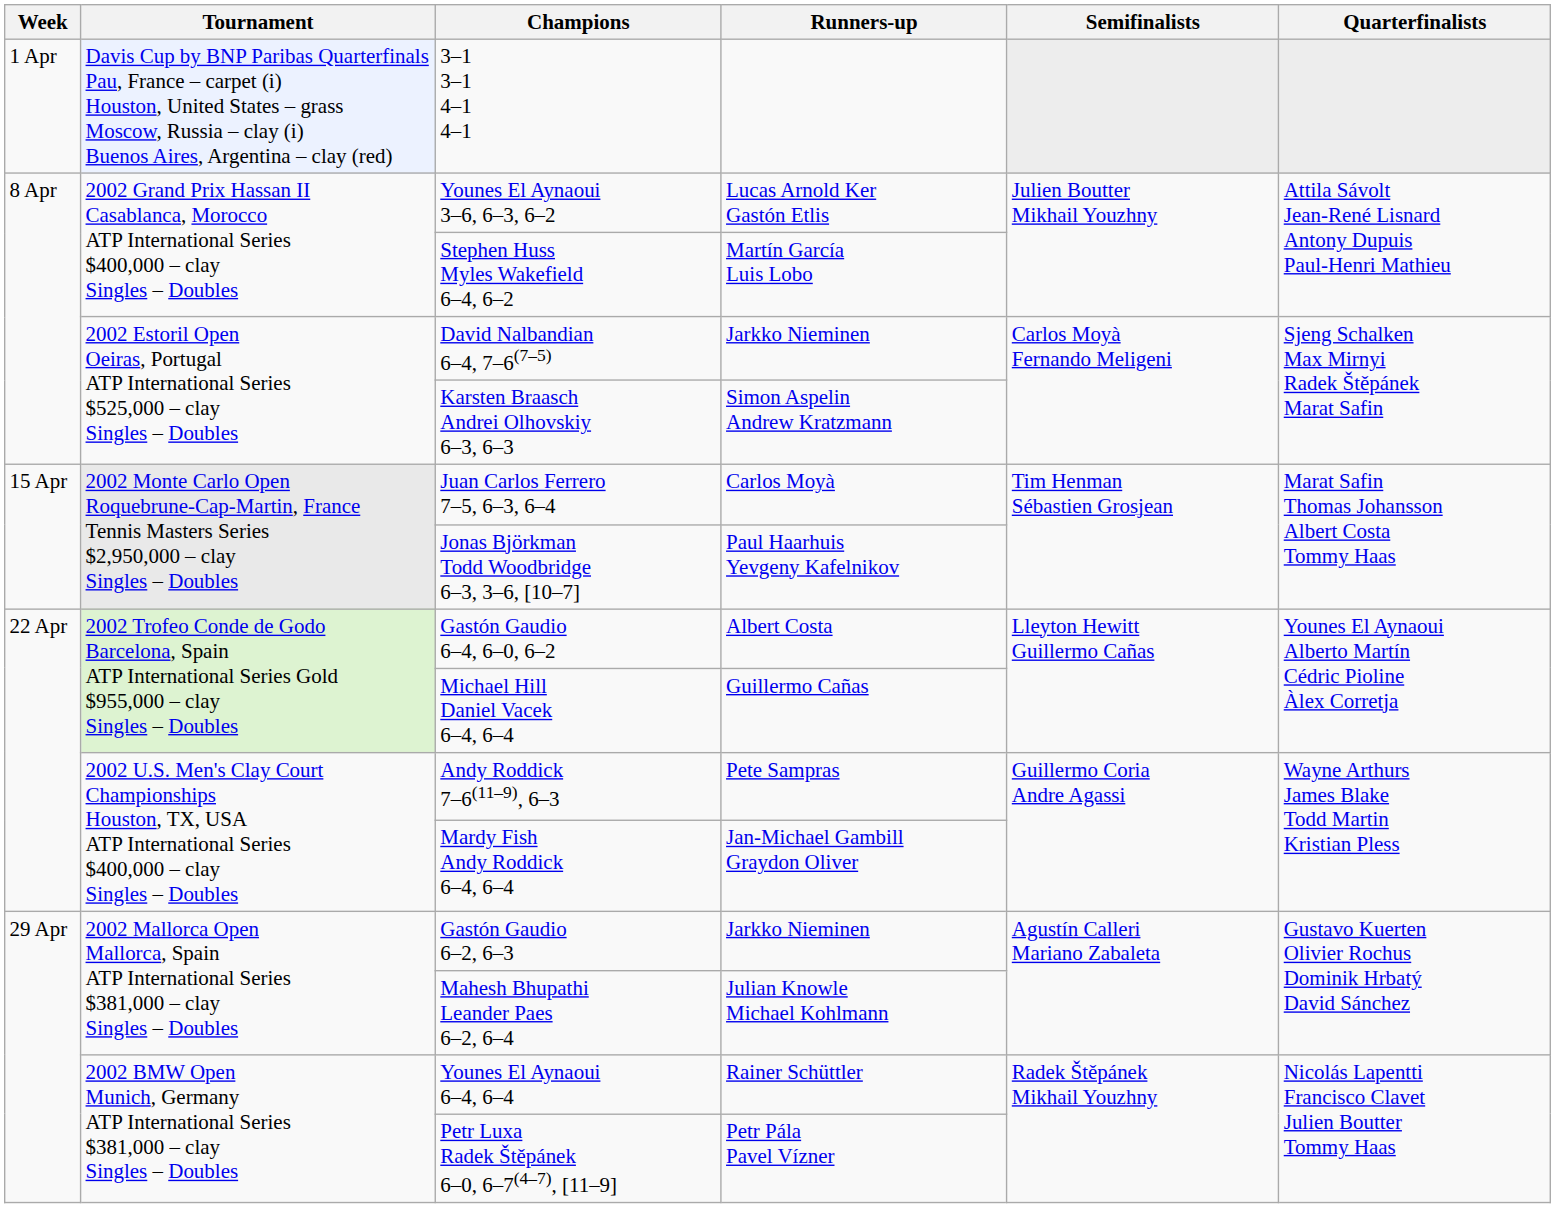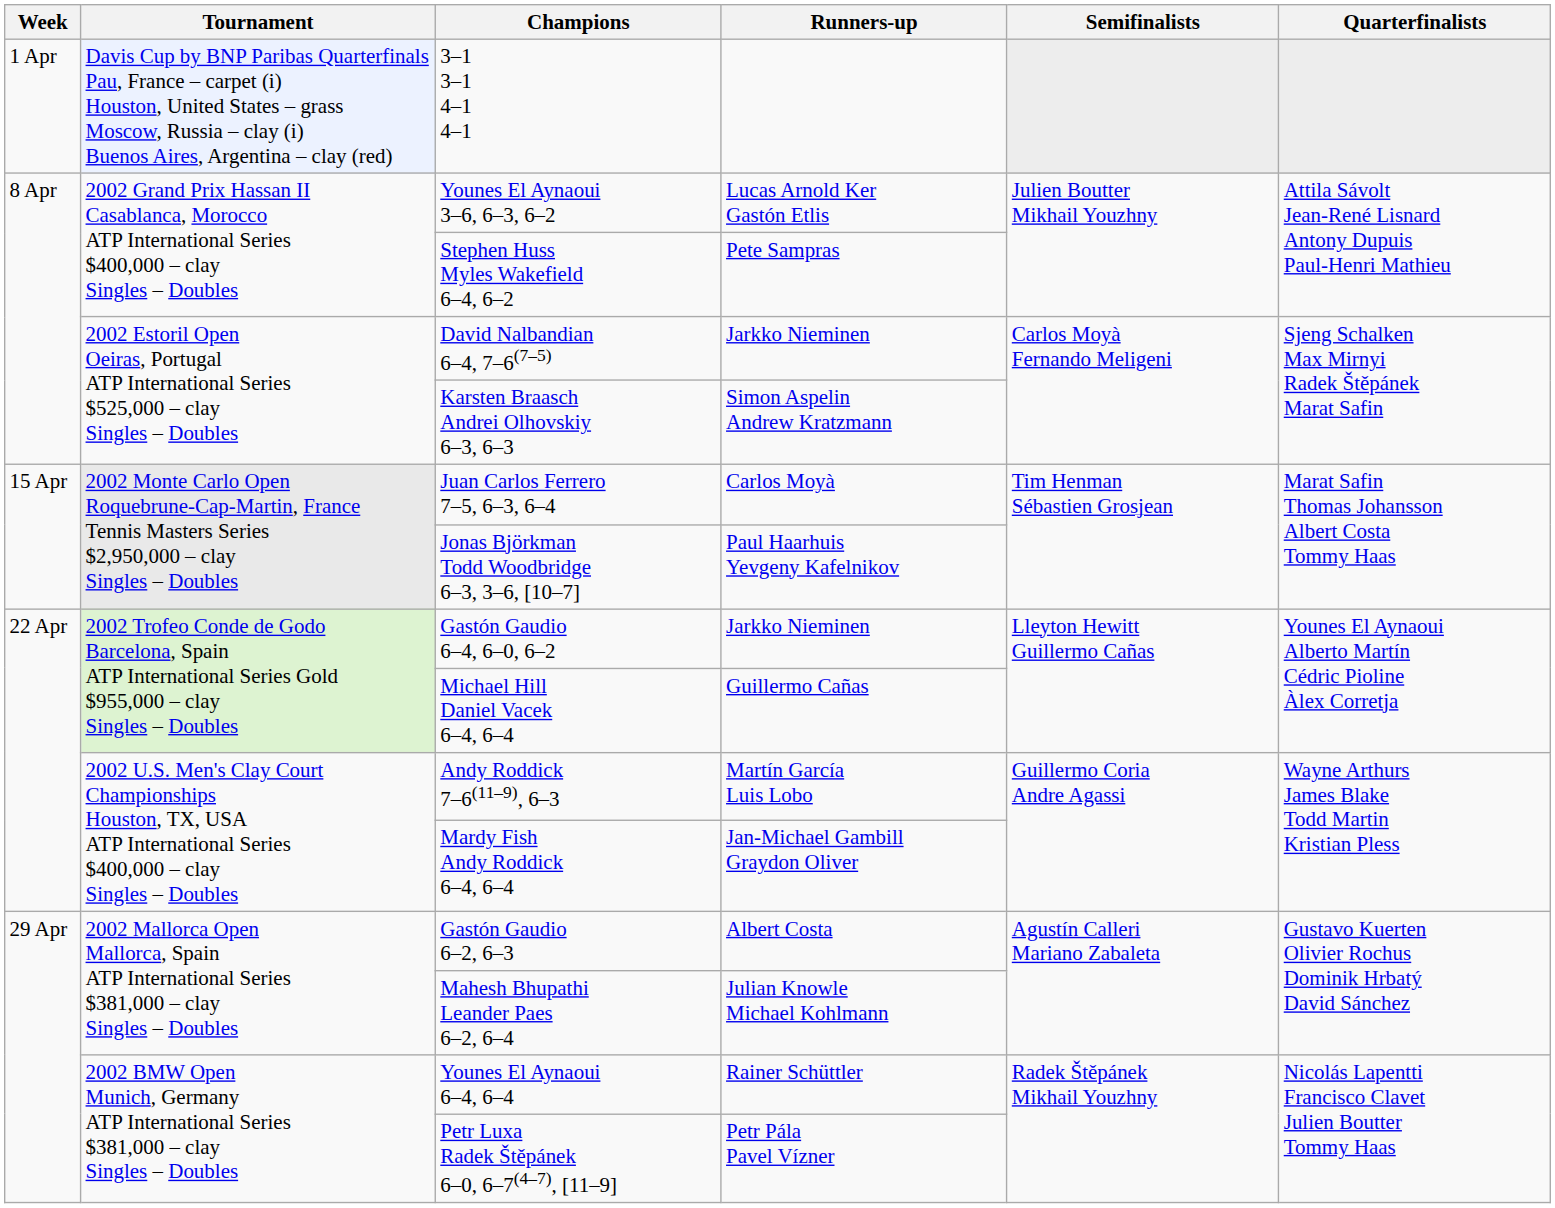(785, 262) Martín García Luis Lobo -> (783, 249) Pete Sampras
(779, 625) Albert Costa -> (798, 625) Jarkko Nieminen
(783, 769) Pete Sampras -> (785, 781) Martín García Luis Lobo
(798, 928) Jarkko Nieminen -> (779, 928) Albert Costa
